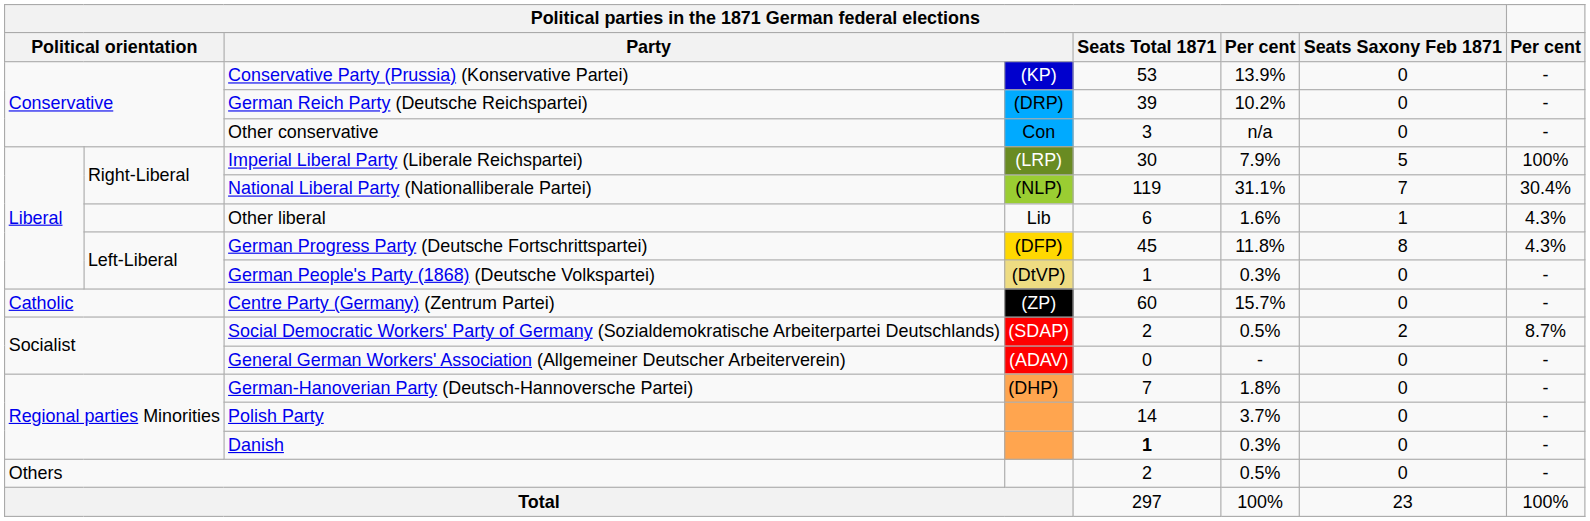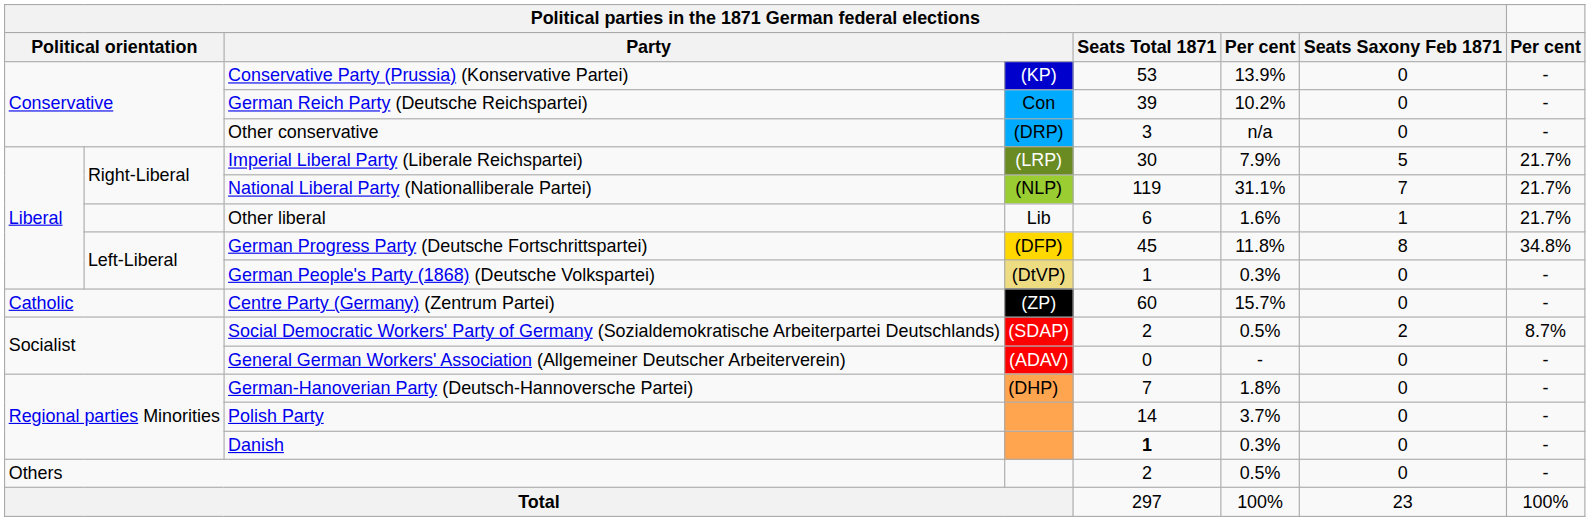(1039, 103) (DRP) -> (1039, 103) Con
(1039, 132) Con -> (1039, 132) (DRP)
(1546, 160) 100% -> (1546, 160) 21.7%
(1546, 189) 30.4% -> (1546, 189) 21.7%
(1546, 217) 4.3% -> (1546, 217) 21.7%
(1546, 246) 4.3% -> (1546, 246) 34.8%
